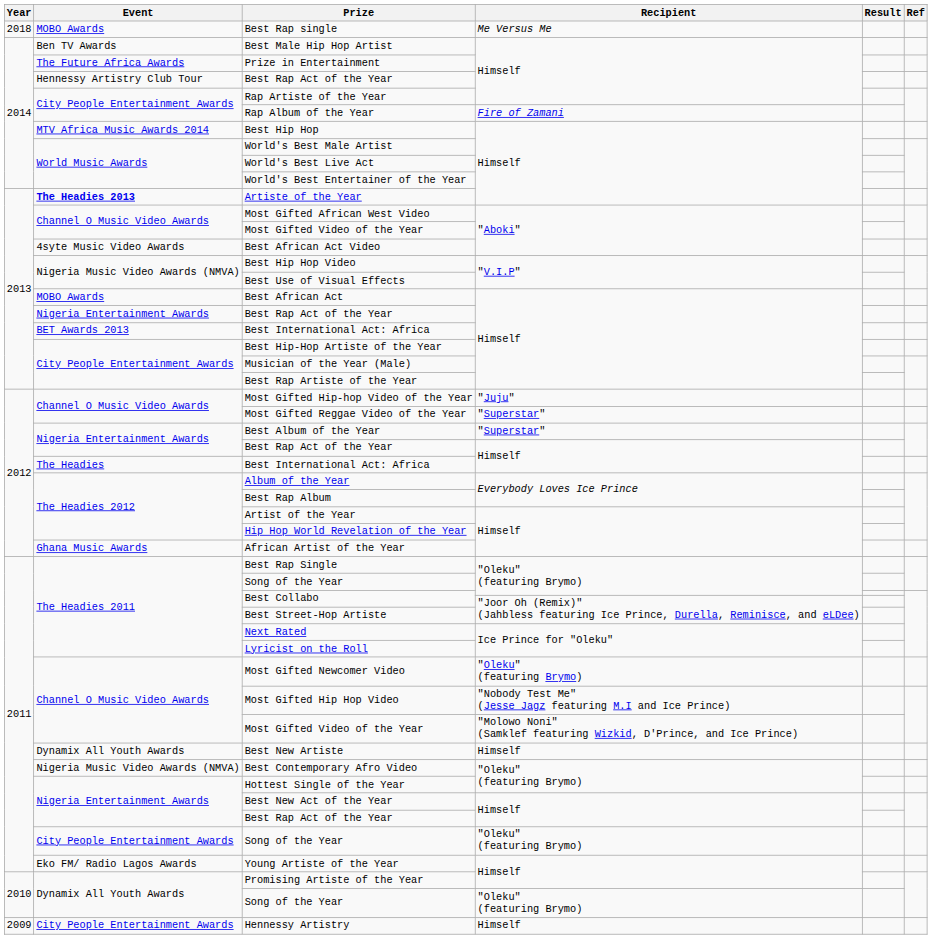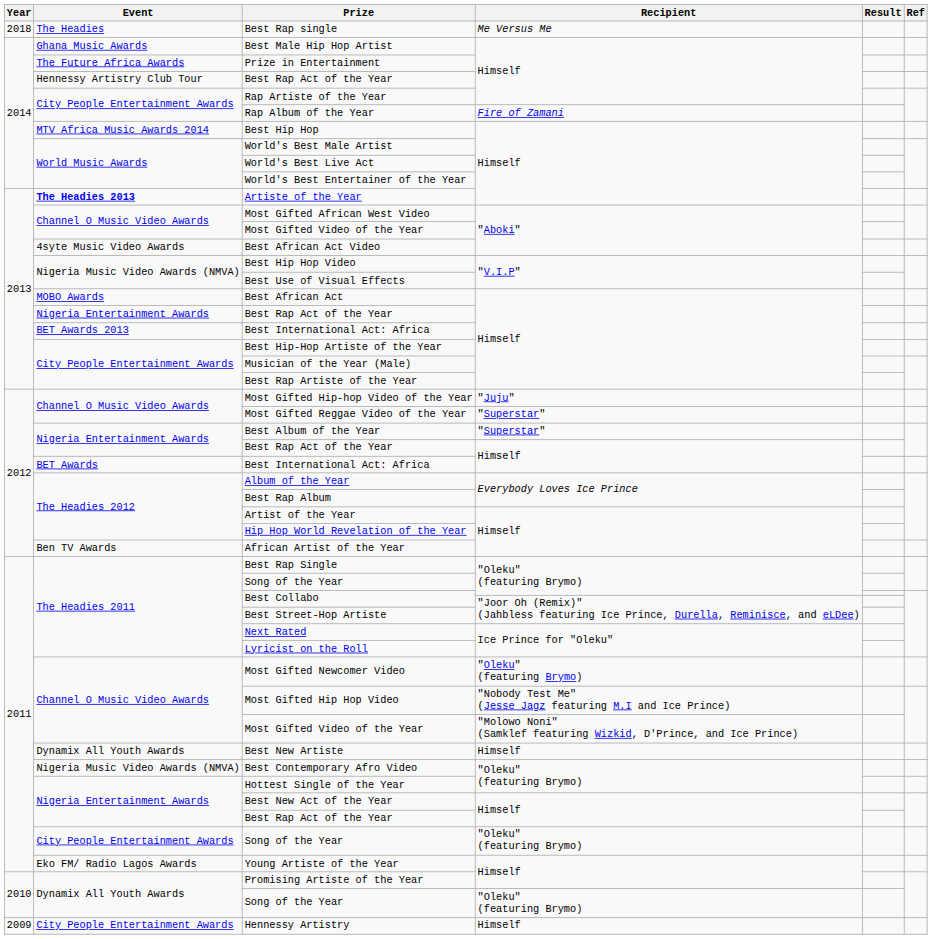(70, 30) MOBO Awards -> (70, 30) The Headies
(76, 46) Ben TV Awards -> (92, 46) Ghana Music Awards
(70, 465) The Headies -> (67, 465) BET Awards
(92, 548) Ghana Music Awards -> (76, 548) Ben TV Awards
